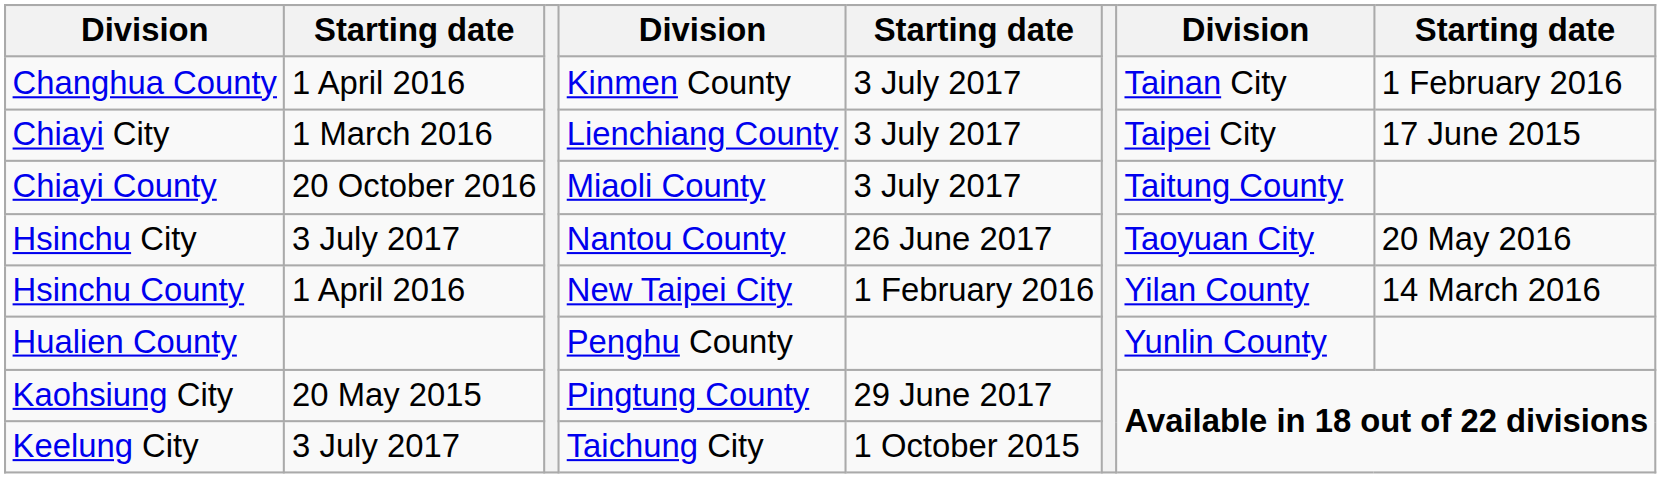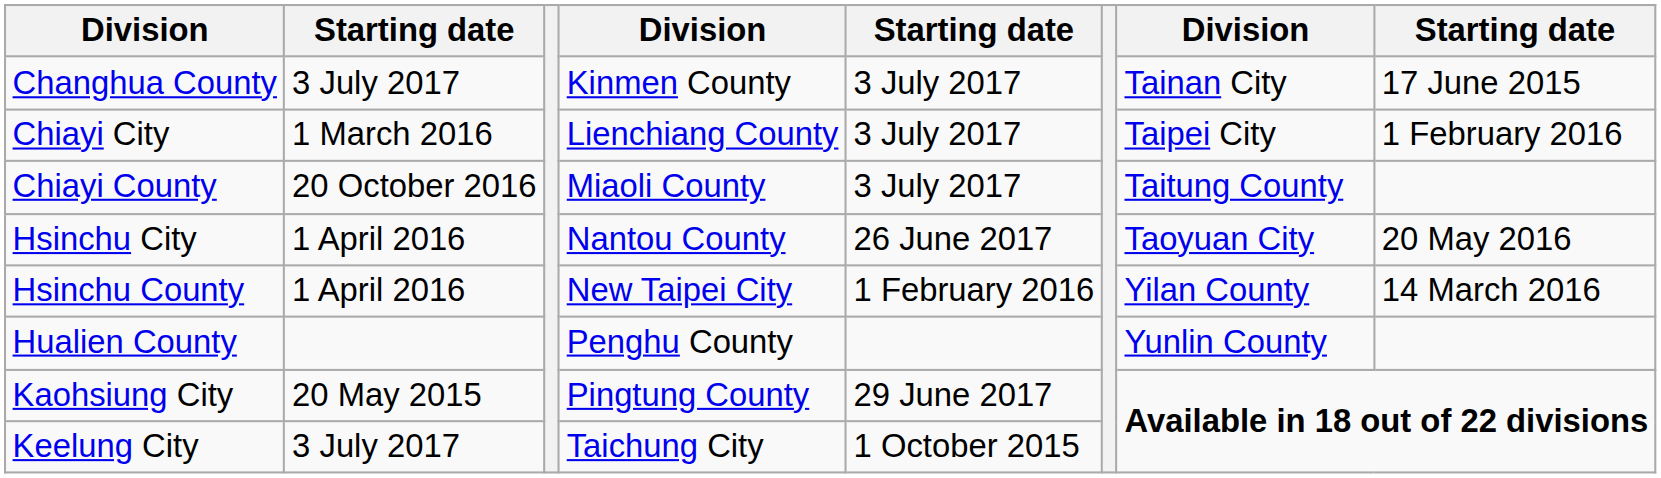(379, 82) 1 April 2016 -> (376, 82) 3 July 2017
(1502, 82) 1 February 2016 -> (1481, 82) 17 June 2015
(1481, 134) 17 June 2015 -> (1502, 134) 1 February 2016
(376, 238) 3 July 2017 -> (379, 238) 1 April 2016
